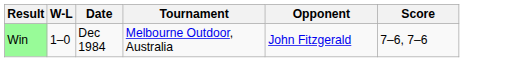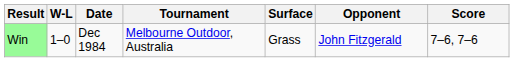+ column: (290, 14)
